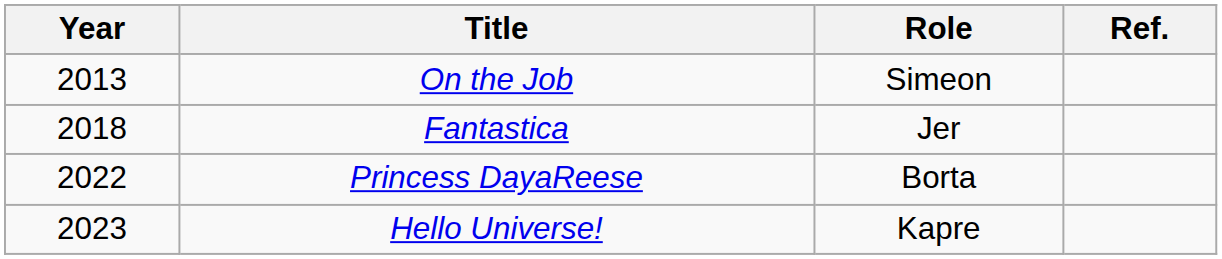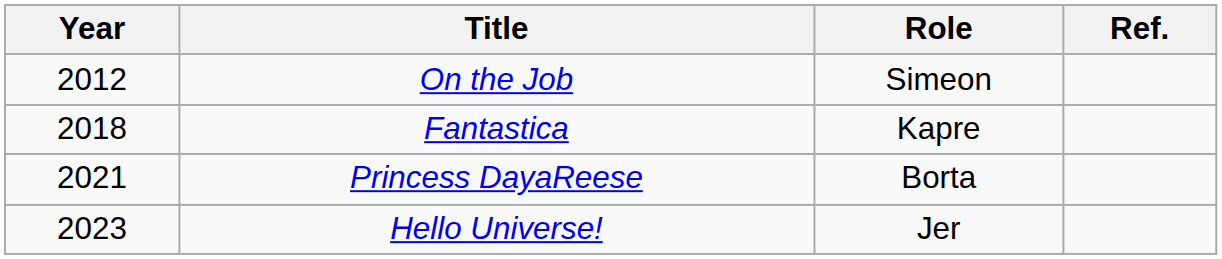(92, 79) 2013 -> (92, 79) 2012
(939, 128) Jer -> (939, 128) Kapre
(92, 178) 2022 -> (92, 178) 2021
(939, 228) Kapre -> (939, 228) Jer
